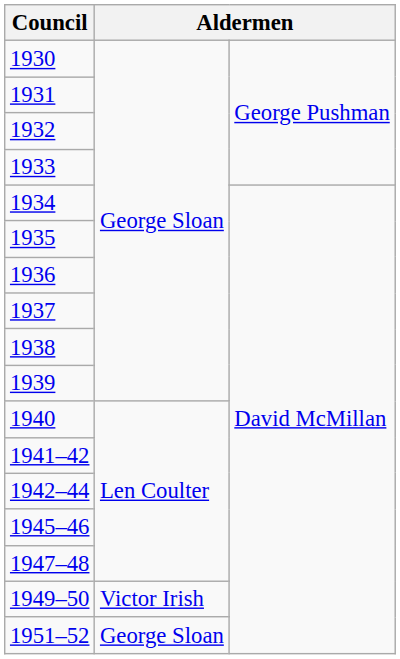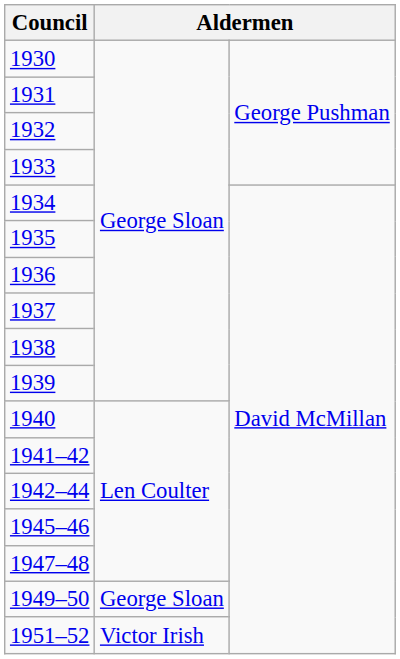(152, 599) Victor Irish -> (162, 599) George Sloan
(162, 635) George Sloan -> (152, 635) Victor Irish
